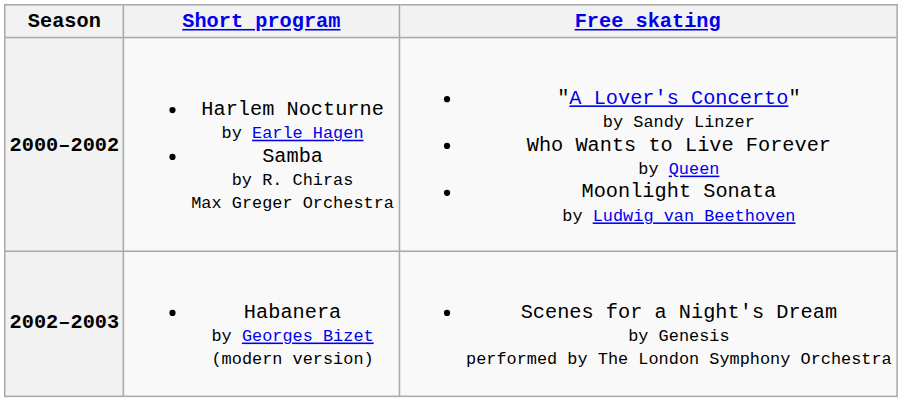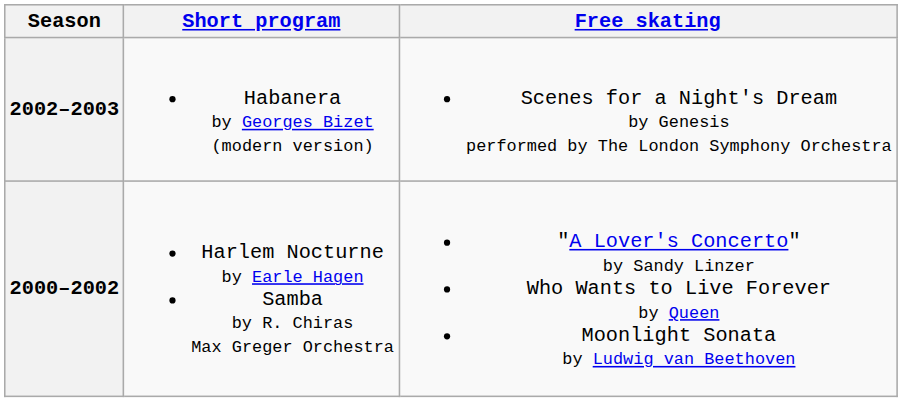rows swapped: (64, 324) <-> (64, 145)
